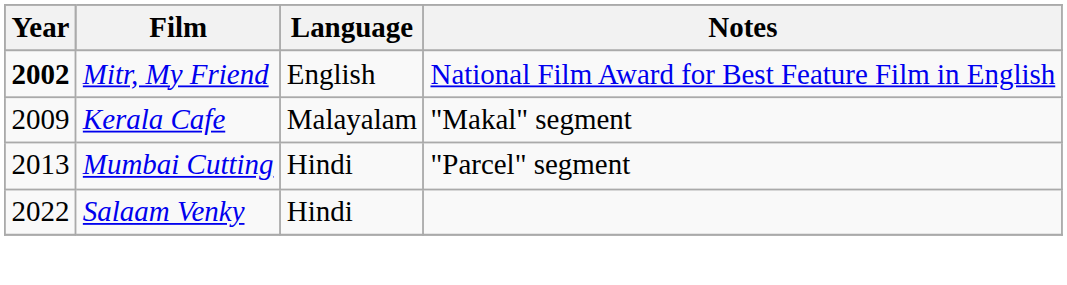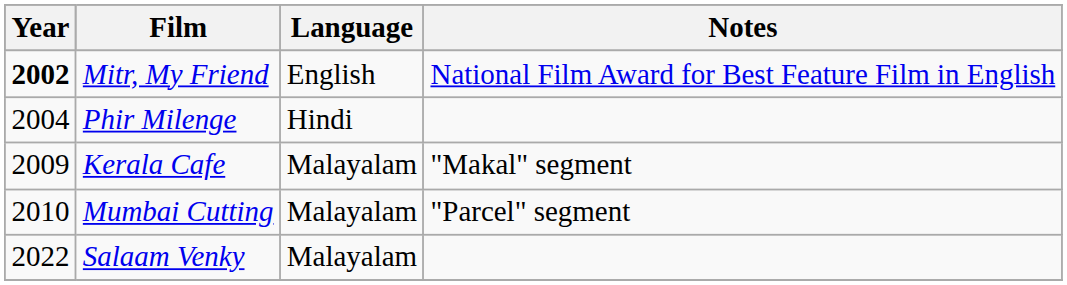+ row: (160, 119)
(41, 165) 2013 -> (41, 211) 2010
(320, 165) Hindi -> (352, 211) Malayalam
(320, 211) Hindi -> (352, 257) Malayalam
